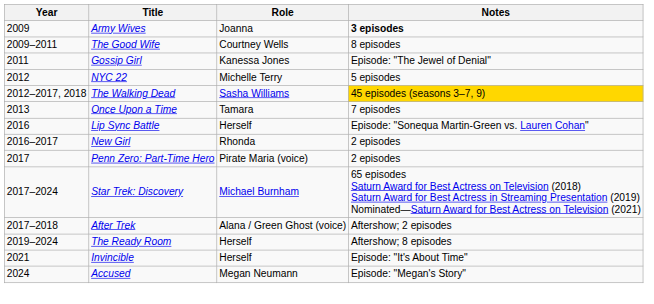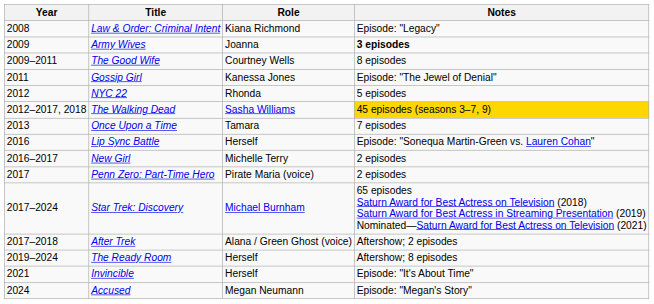+ row: (156, 28)
(251, 77) Michelle Terry -> (243, 93) Rhonda
(237, 142) Rhonda -> (257, 158) Michelle Terry
